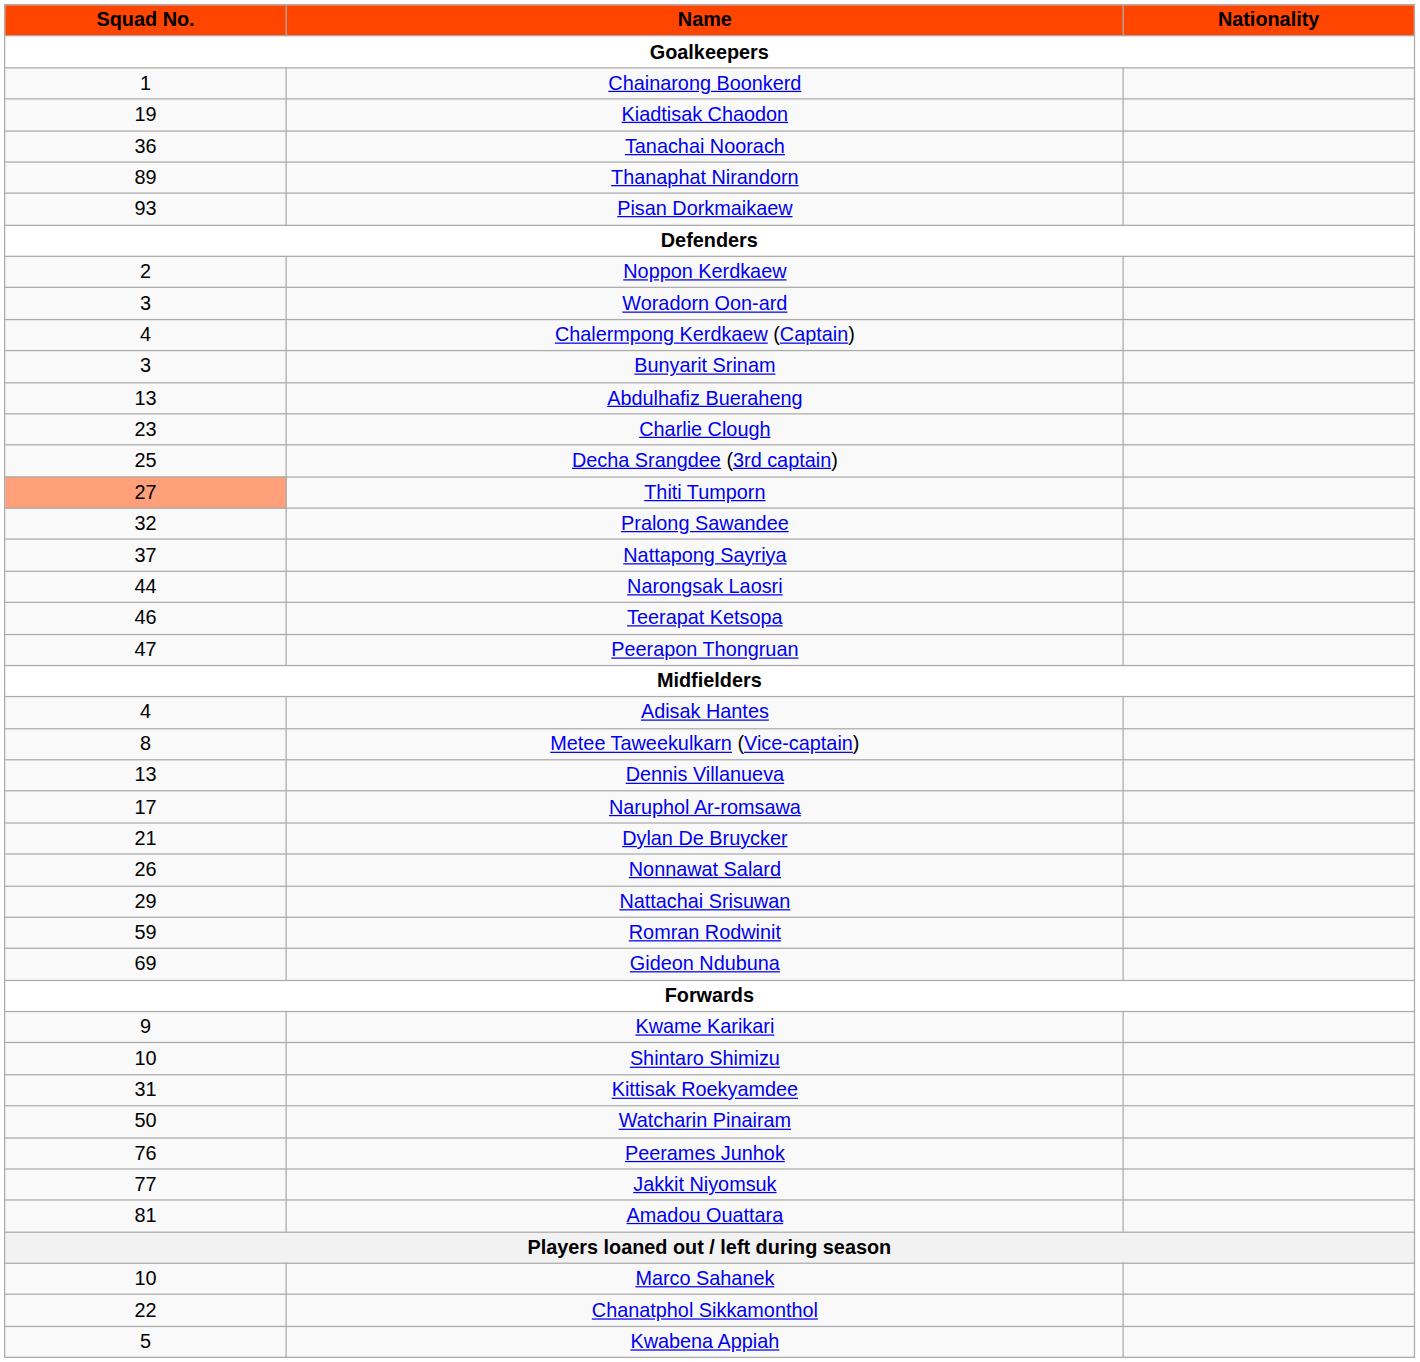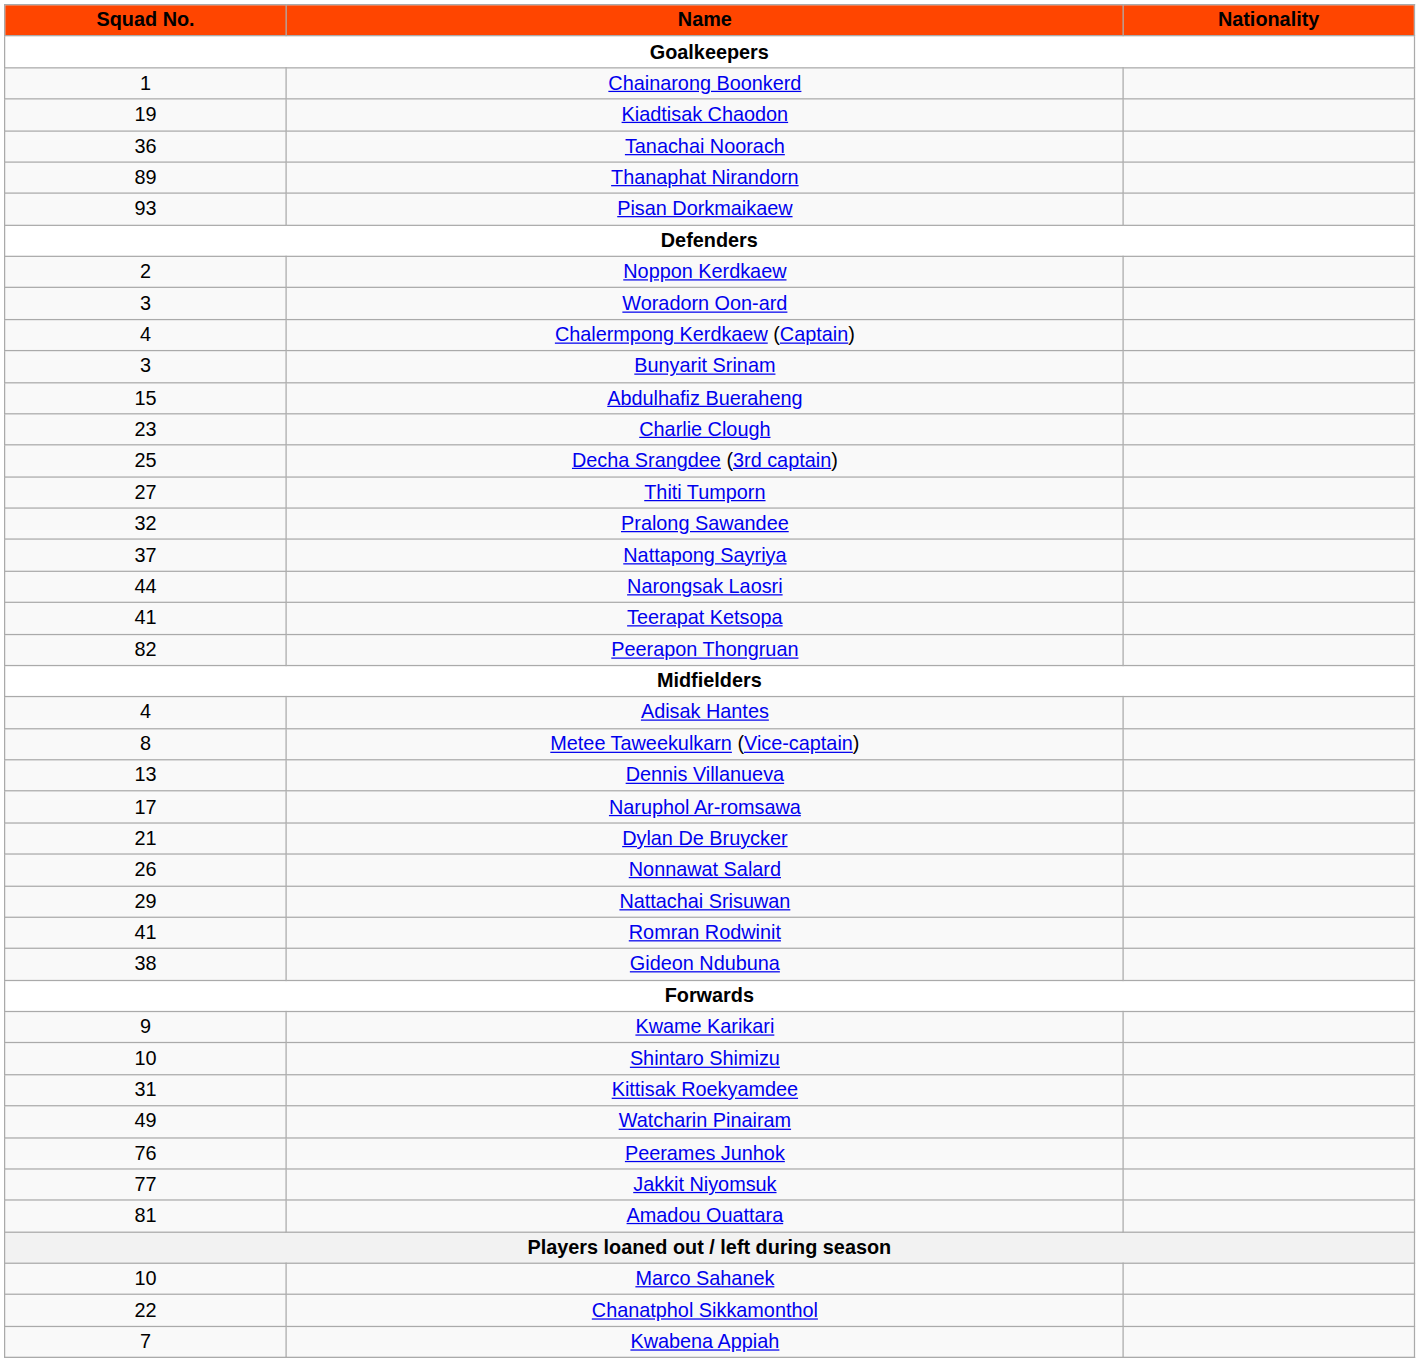(146, 397) 13 -> (146, 397) 15
(146, 492) lightsalmon background -> (146, 492) no background
(146, 618) 46 -> (146, 618) 41
(146, 649) 47 -> (146, 649) 82
(146, 932) 59 -> (146, 932) 41
(146, 964) 69 -> (146, 964) 38
(146, 1121) 50 -> (146, 1121) 49
(146, 1341) 5 -> (146, 1341) 7
